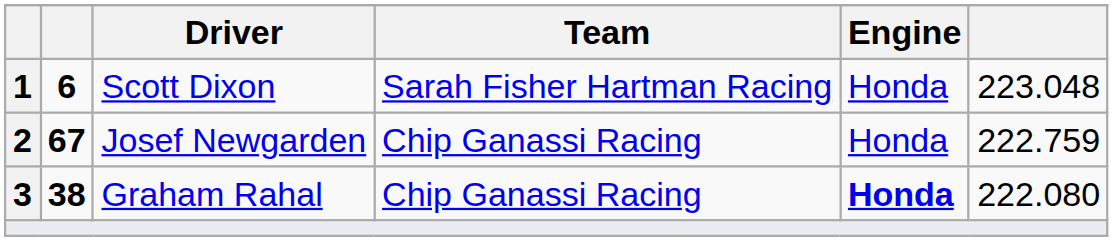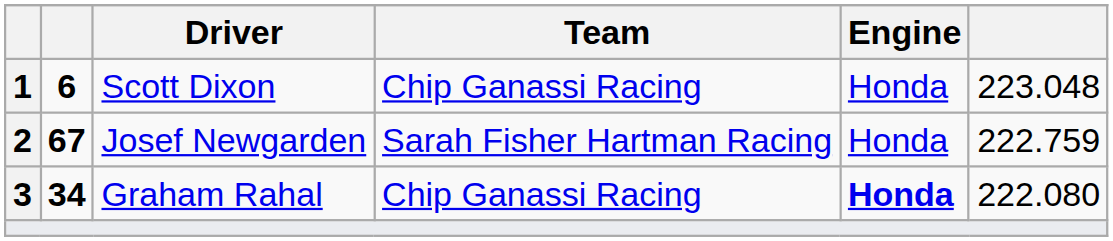(607, 86) Sarah Fisher Hartman Racing -> (542, 86) Chip Ganassi Racing
(542, 140) Chip Ganassi Racing -> (607, 140) Sarah Fisher Hartman Racing
(67, 194) 38 -> (67, 194) 34
